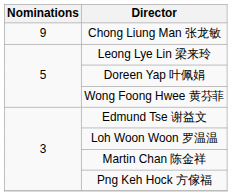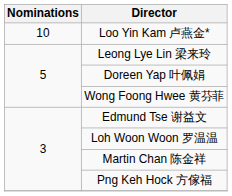+ row: (154, 33)
- row: (154, 33)
